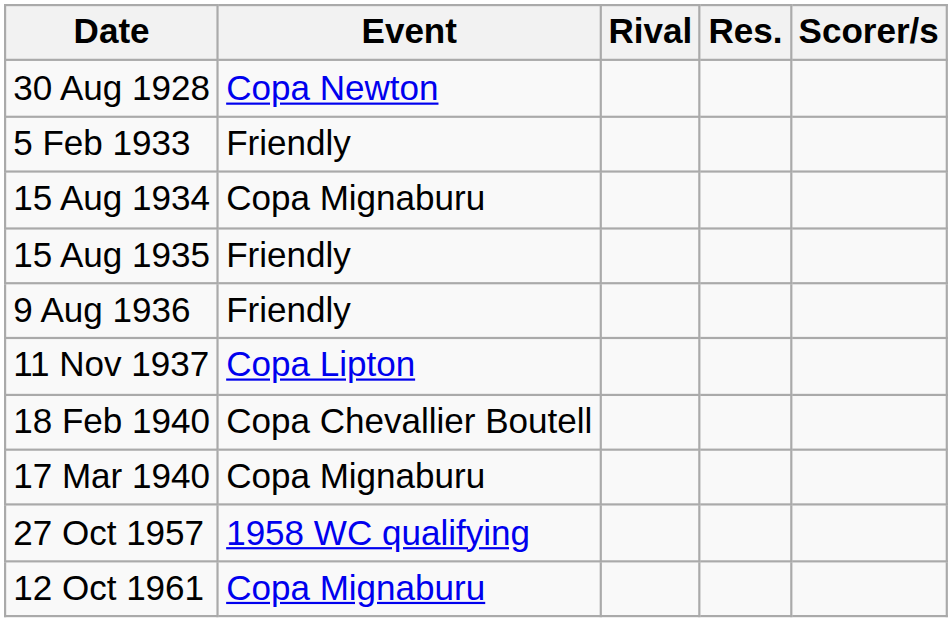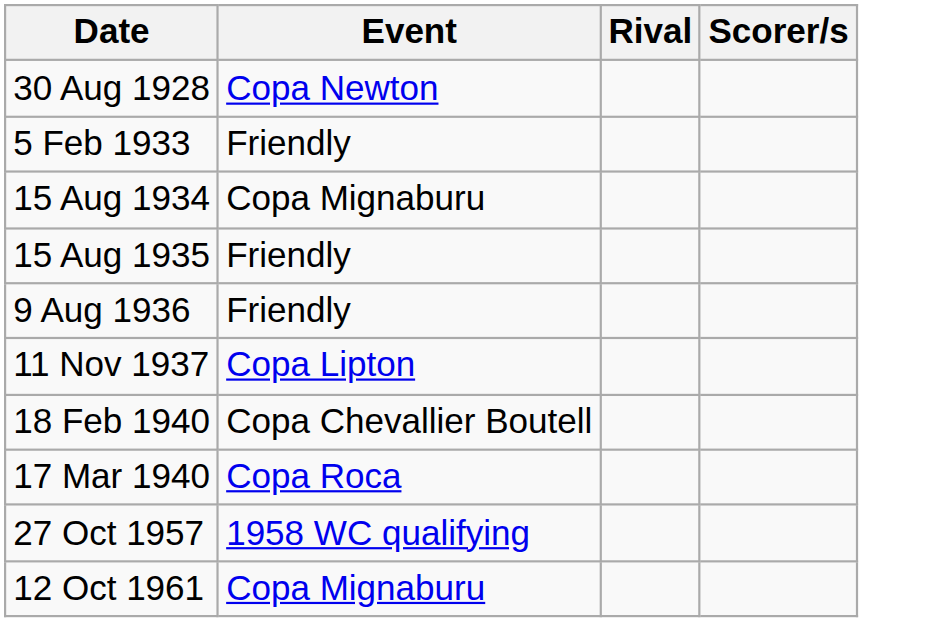- column: (745, 32)
(356, 476) Copa Mignaburu -> (314, 476) Copa Roca
